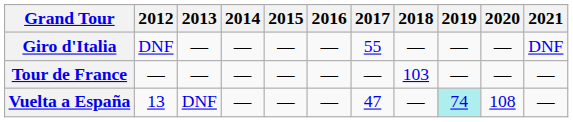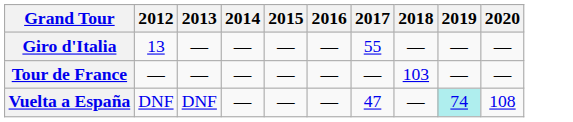- column: (546, 18)
(156, 46) DNF -> (156, 46) 13
(156, 102) 13 -> (156, 102) DNF
